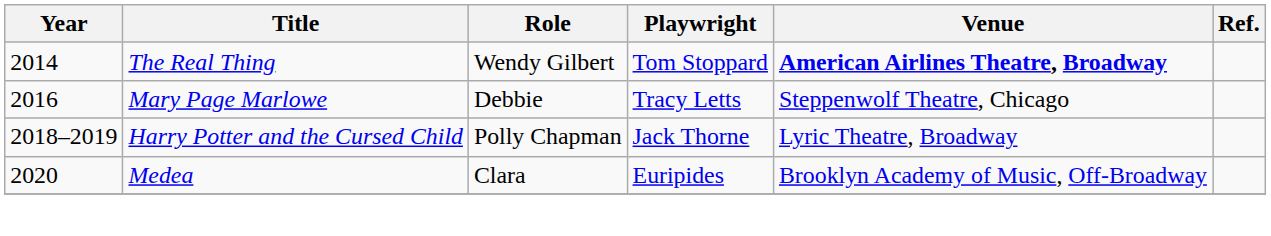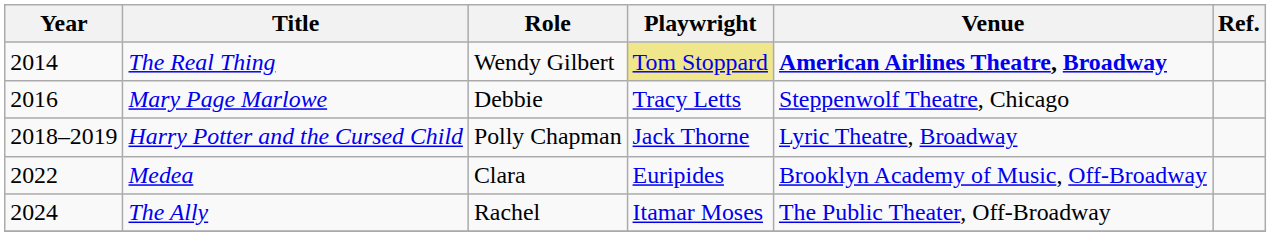(700, 61) no background -> (700, 61) khaki background
(34, 174) 2020 -> (34, 174) 2022
+ row: (168, 212)
